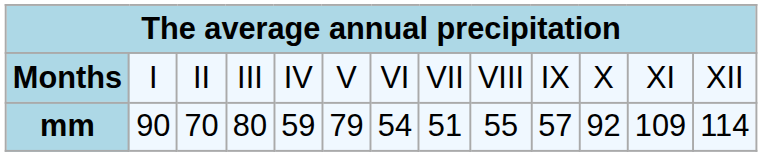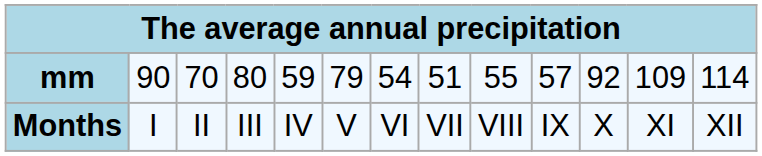rows swapped: (67, 77) <-> (67, 126)
